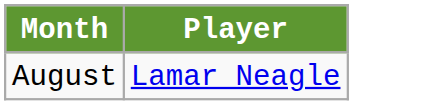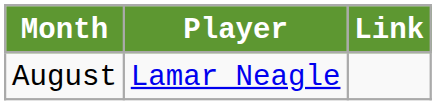+ column: (389, 29)
